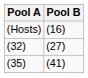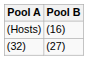- row: (16, 64)
